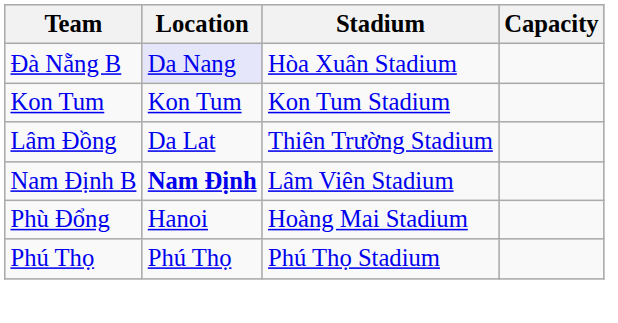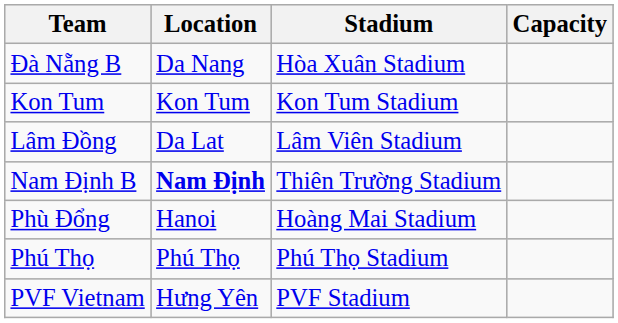(192, 63) lavender background -> (200, 63) no background
(380, 141) Thiên Trường Stadium -> (369, 141) Lâm Viên Stadium
(361, 180) Lâm Viên Stadium -> (389, 180) Thiên Trường Stadium
+ row: (78, 297)
